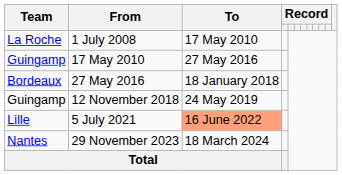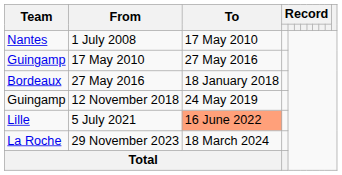(34, 40) La Roche -> (27, 40) Nantes
(27, 140) Nantes -> (34, 140) La Roche
